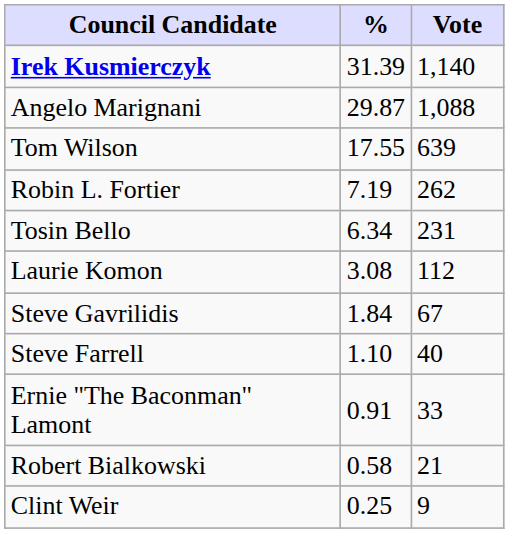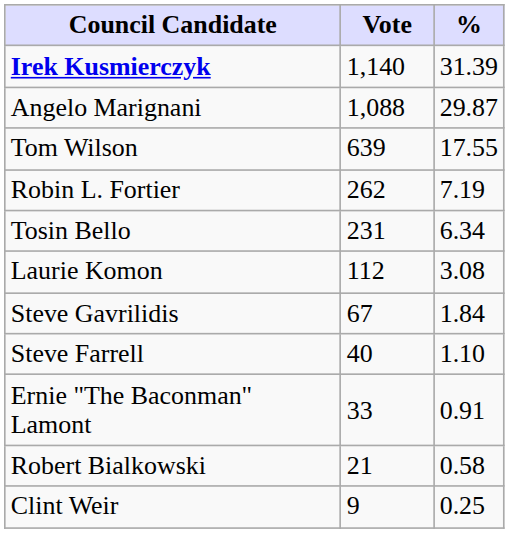columns swapped: (457, 25) <-> (376, 25)
